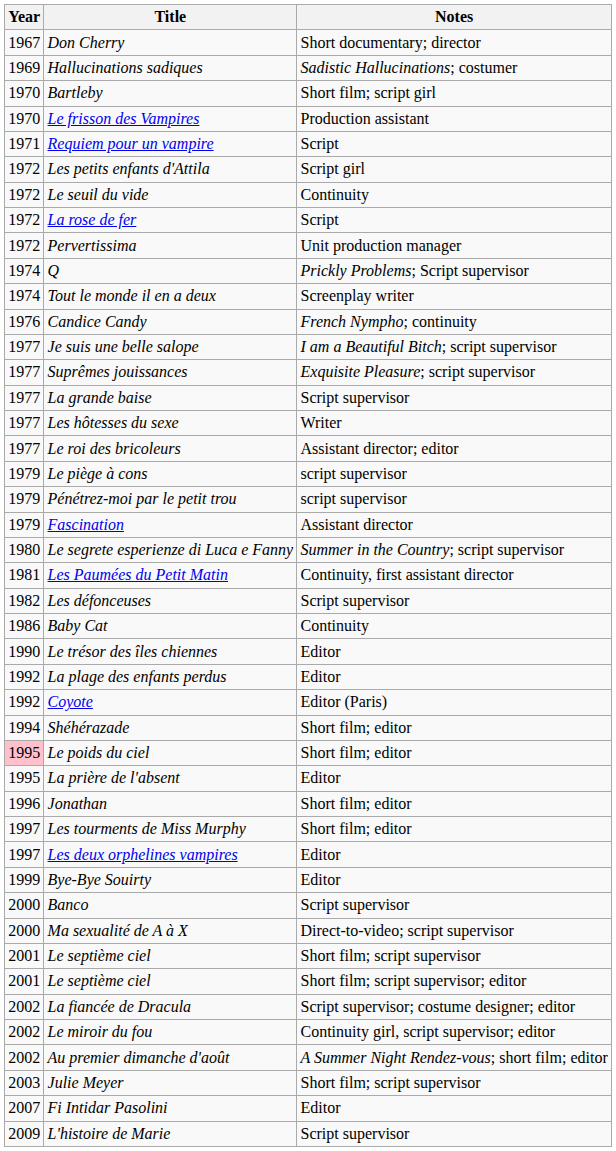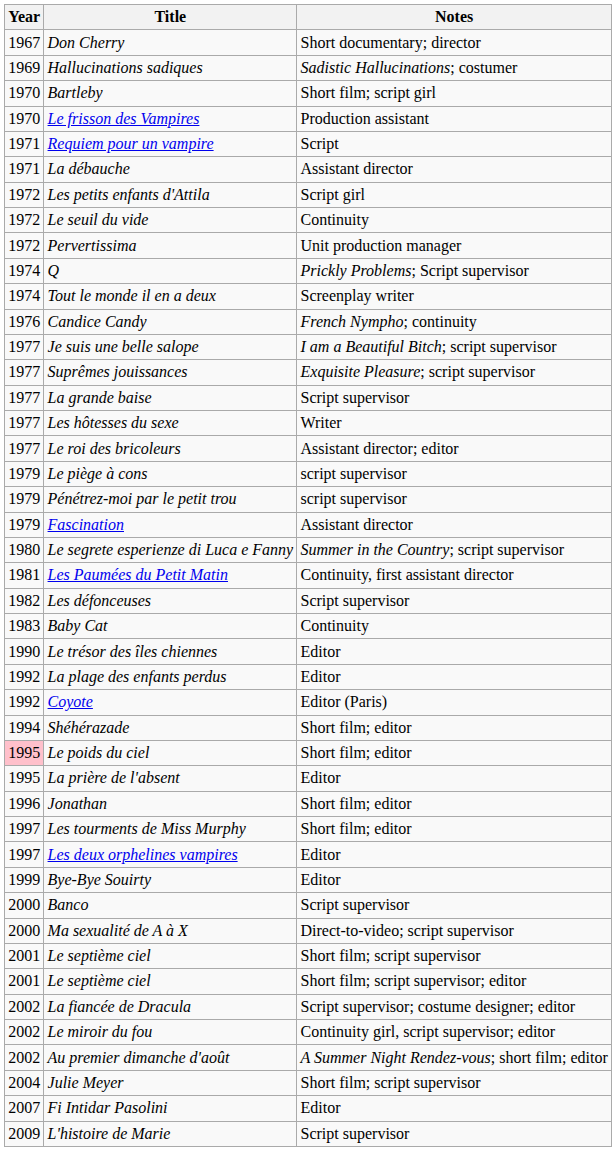+ row: (89, 169)
- row: (92, 220)
(24, 626) 1986 -> (24, 626) 1983
(24, 1082) 2003 -> (24, 1082) 2004
